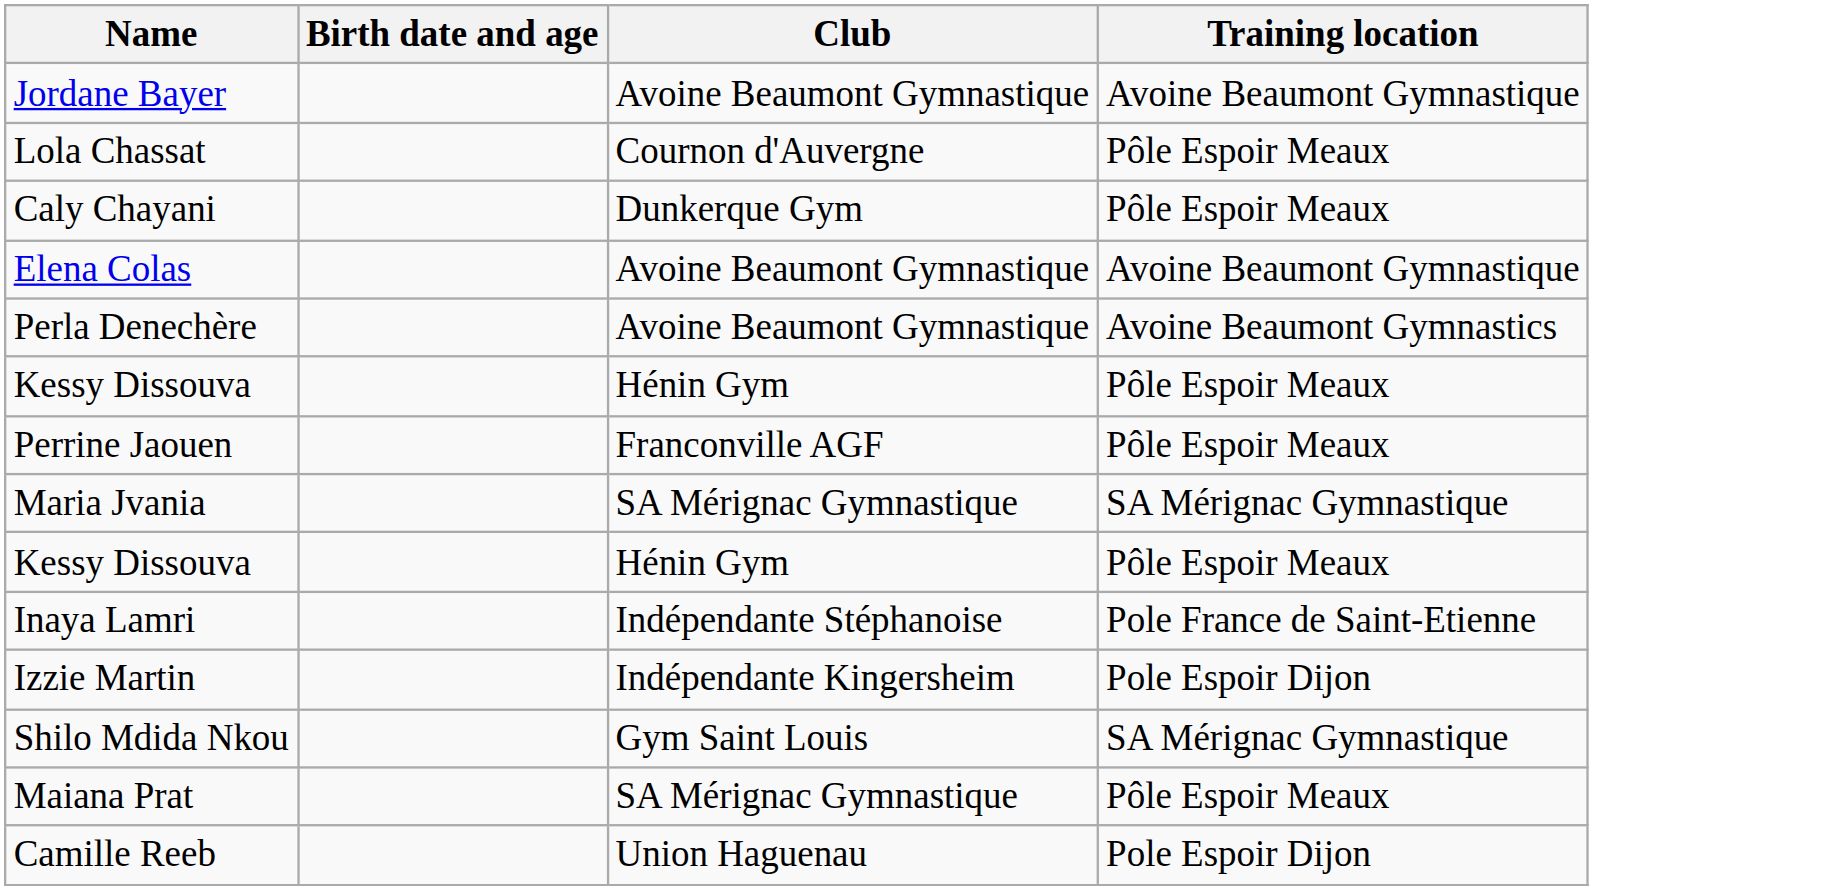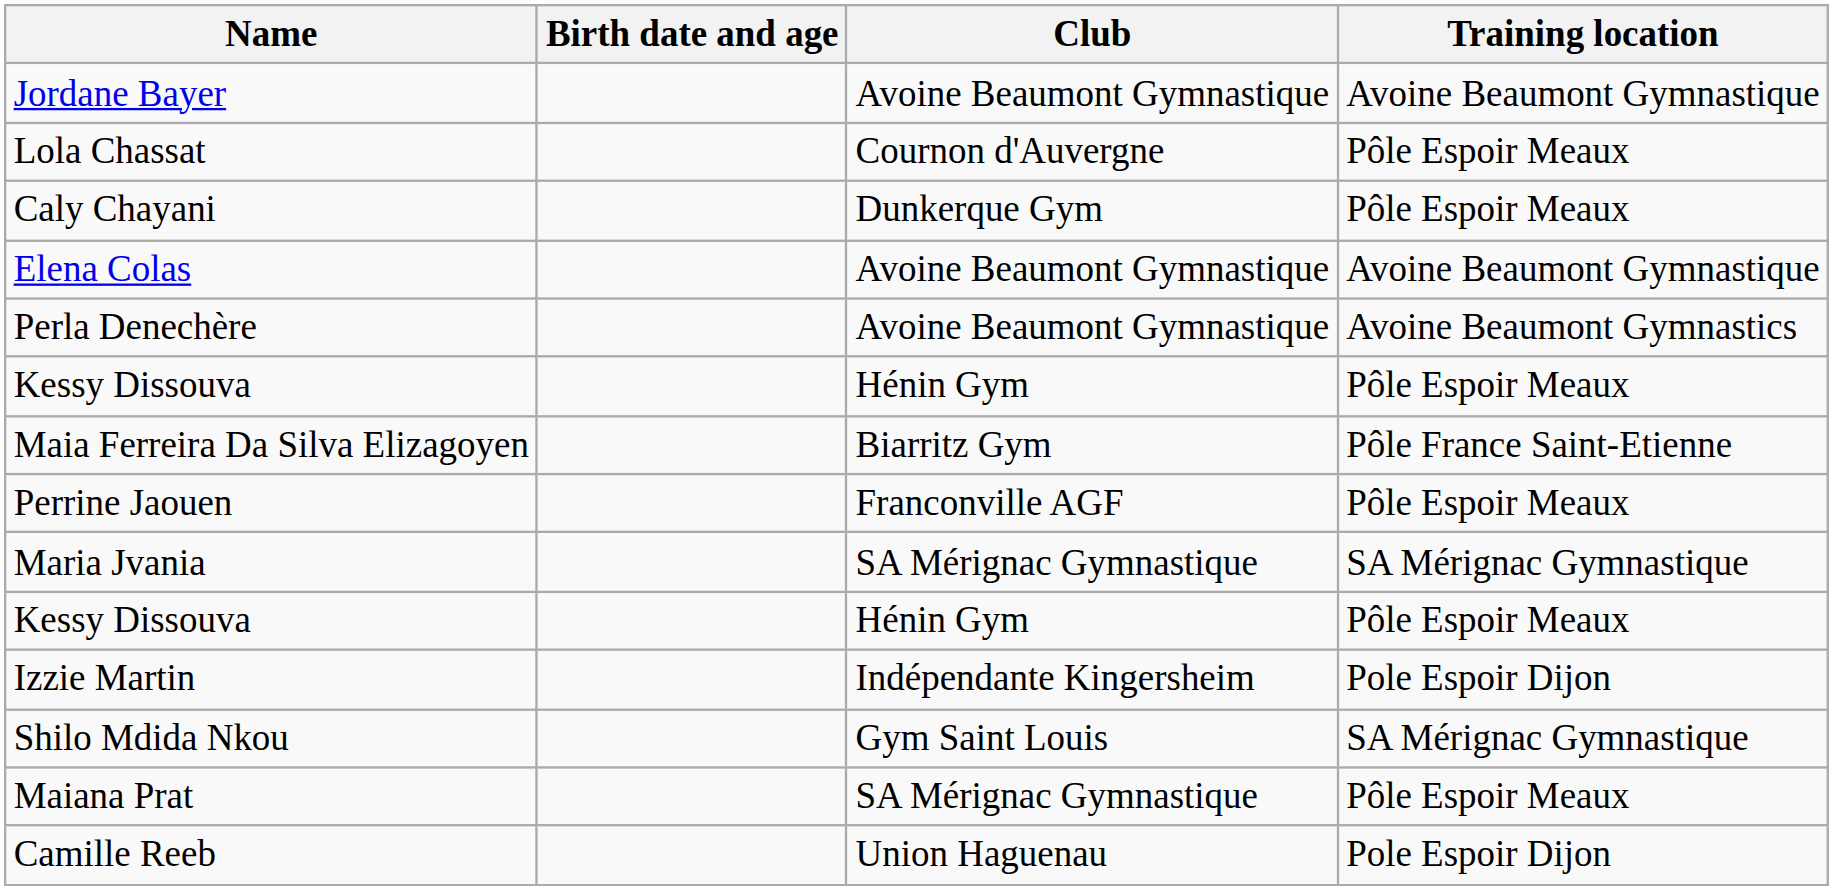+ row: (271, 444)
- row: (104, 619)
